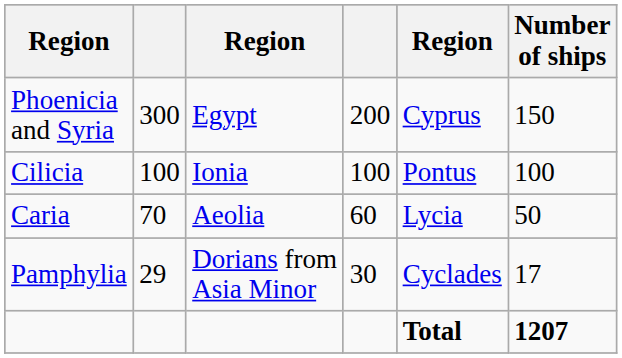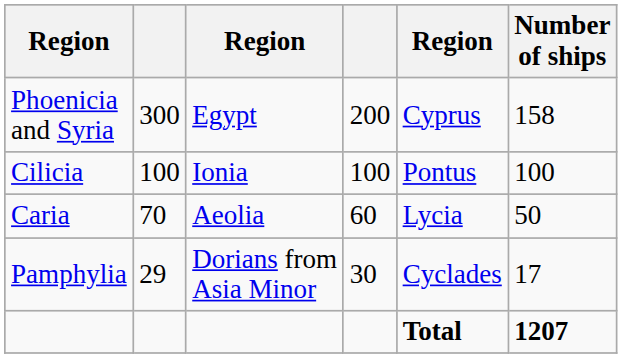(535, 114) 150 -> (535, 114) 158
